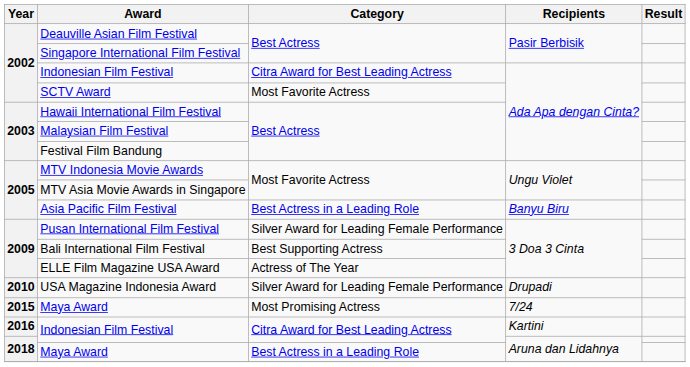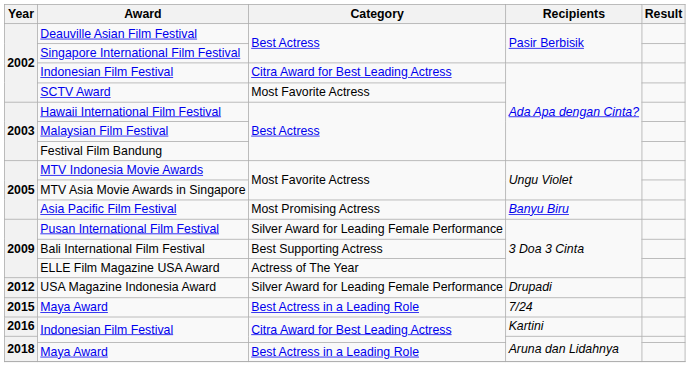(335, 209) Best Actress in a Leading Role -> (316, 209) Most Promising Actress
(21, 287) 2010 -> (21, 287) 2012
(316, 307) Most Promising Actress -> (335, 307) Best Actress in a Leading Role
